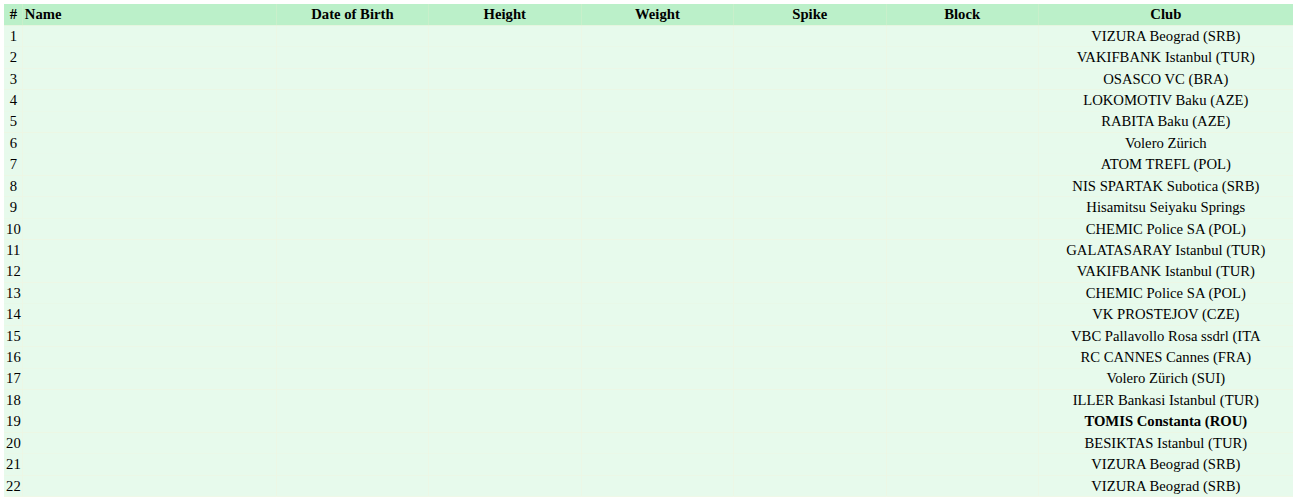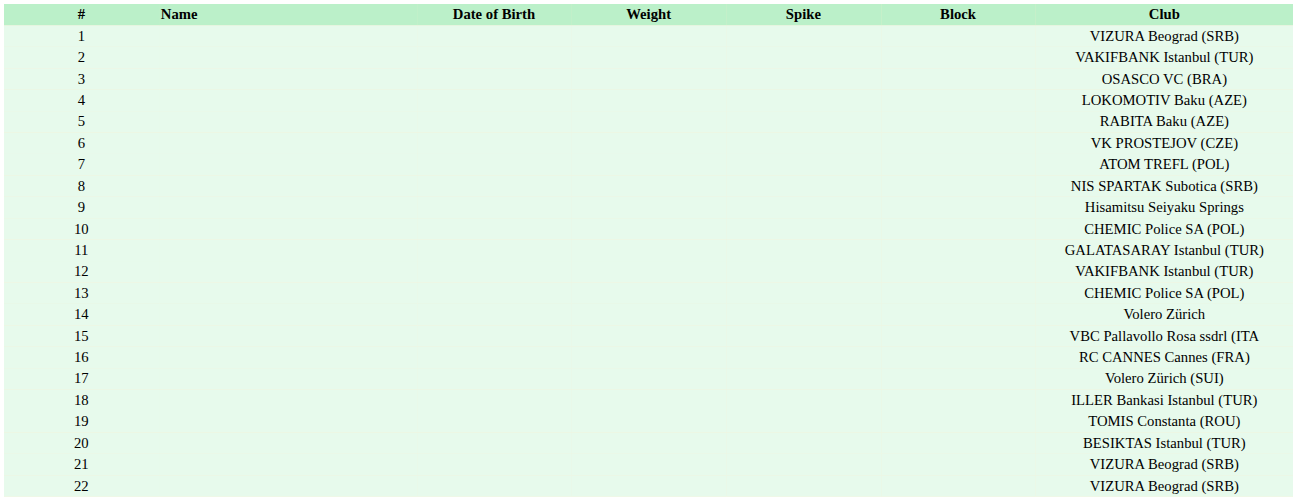- column: (505, 14)
(1166, 143) Volero Zürich -> (1164, 143) VK PROSTEJOV (CZE)
(1166, 314) VK PROSTEJOV (CZE) -> (1164, 314) Volero Zürich
(1166, 421) bold -> (1164, 421) normal
